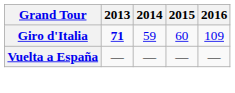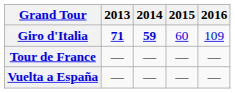(150, 35) normal -> (150, 35) bold
+ row: (53, 56)
